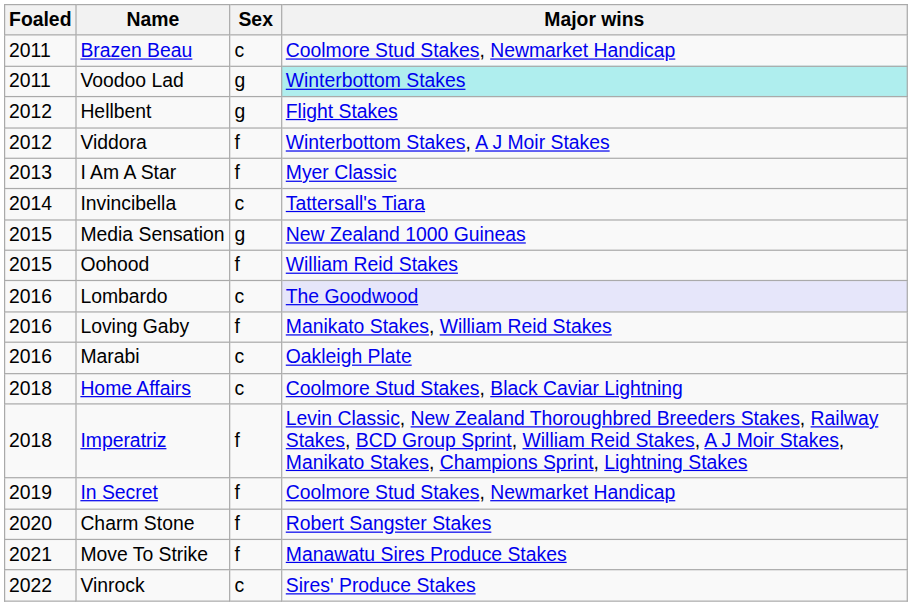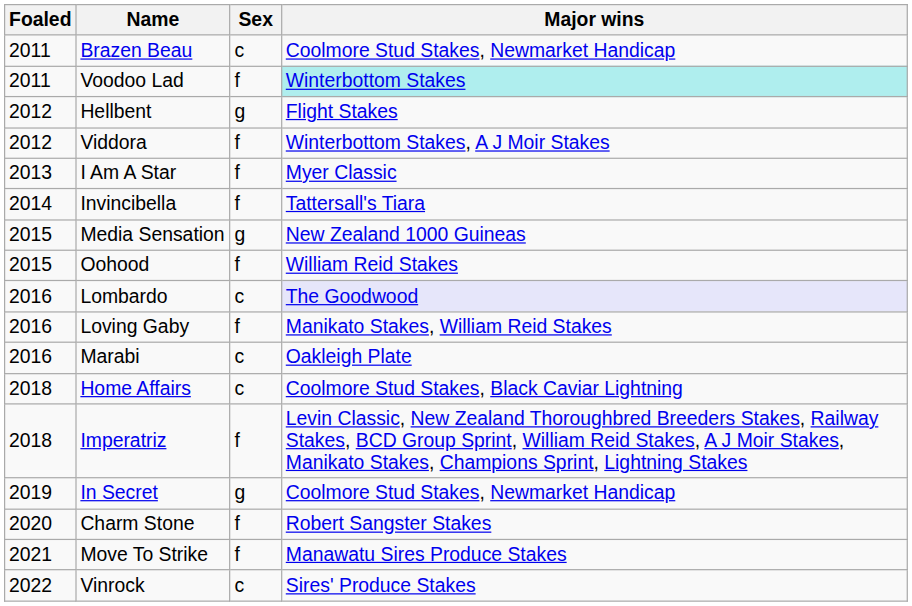(240, 81) g -> (237, 81) f
(239, 204) c -> (237, 204) f
(237, 493) f -> (240, 493) g
